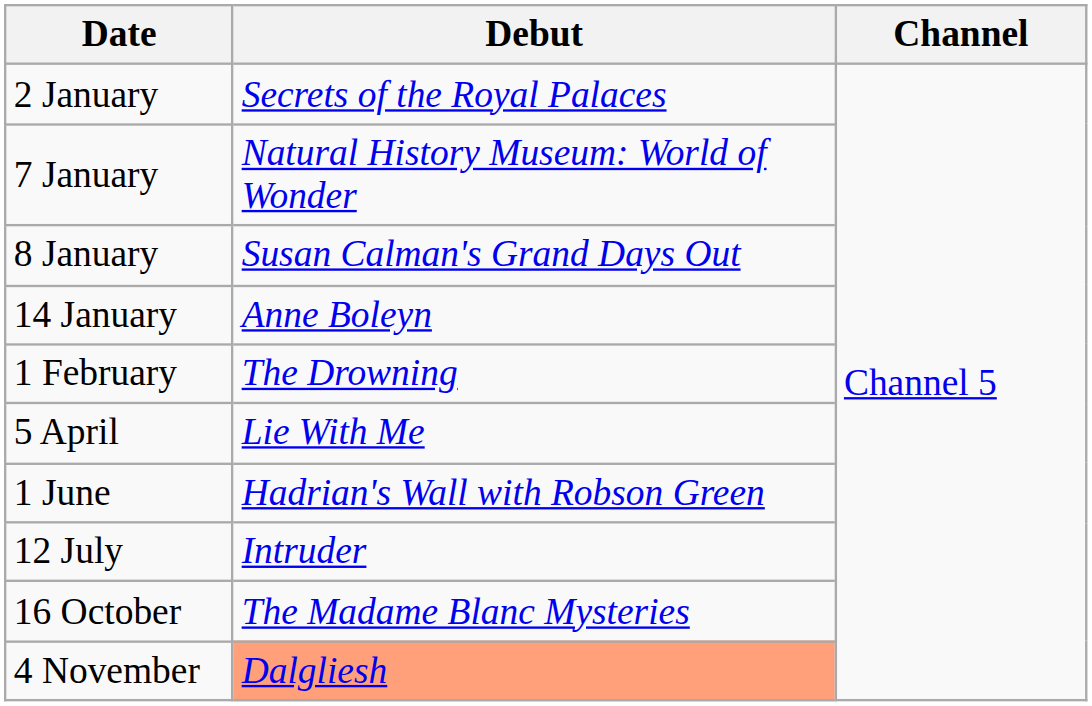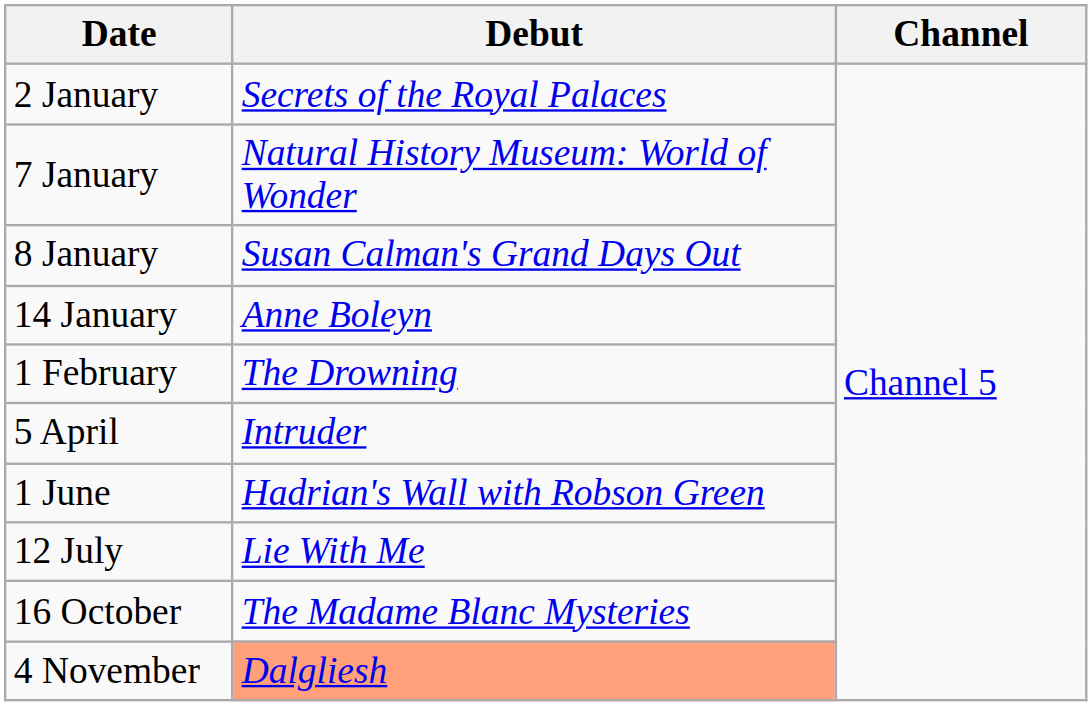(333, 432) Lie With Me -> (304, 432) Intruder
(304, 551) Intruder -> (333, 551) Lie With Me
